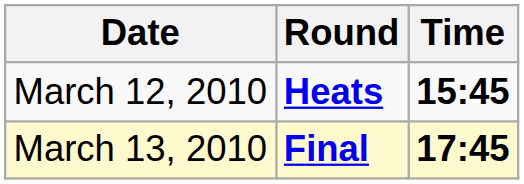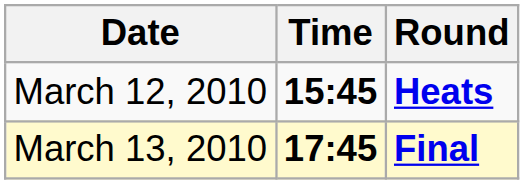columns swapped: (463, 33) <-> (342, 33)
